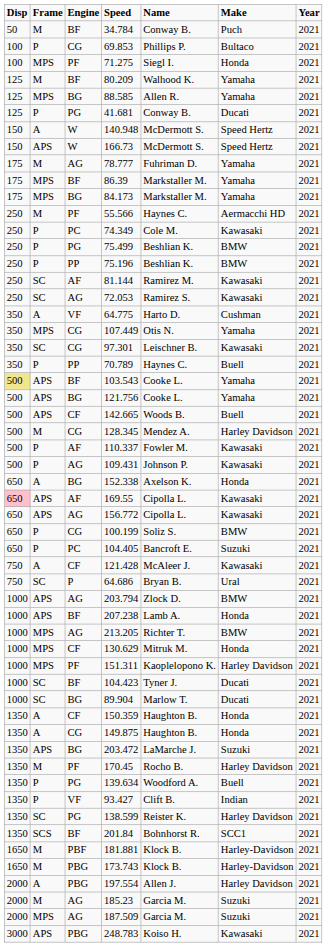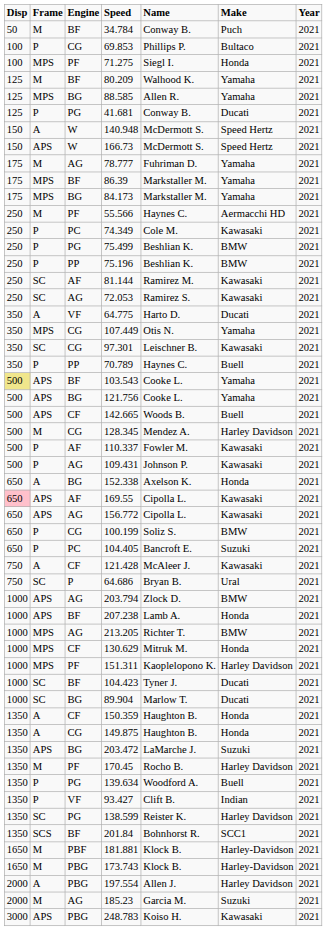(241, 314) Cushman -> (235, 314) Ducati
- row: (121, 917)
